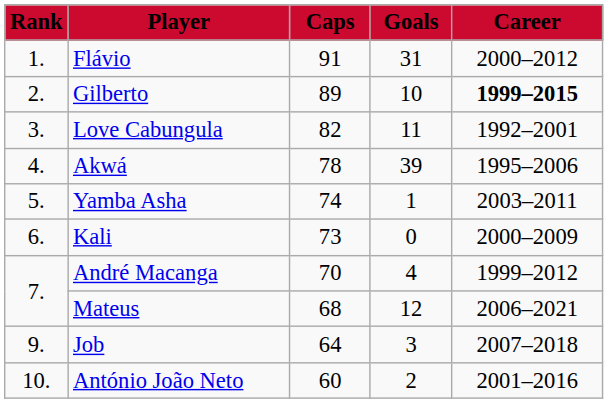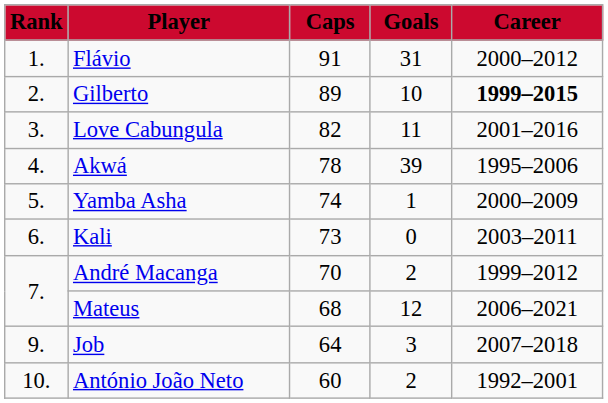(527, 129) 1992–2001 -> (527, 129) 2001–2016
(527, 201) 2003–2011 -> (527, 201) 2000–2009
(527, 237) 2000–2009 -> (527, 237) 2003–2011
(411, 272) 4 -> (411, 272) 2
(527, 380) 2001–2016 -> (527, 380) 1992–2001
